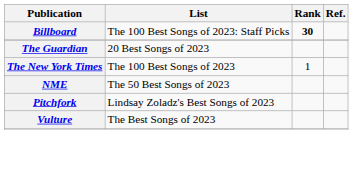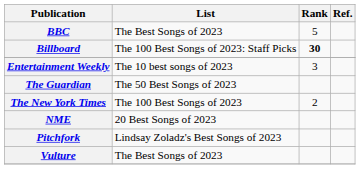+ row: (58, 31)
+ row: (58, 66)
(158, 48) 20 Best Songs of 2023 -> (175, 84) The 50 Best Songs of 2023
(308, 66) 1 -> (315, 102) 2
(168, 84) The 50 Best Songs of 2023 -> (165, 119) 20 Best Songs of 2023
